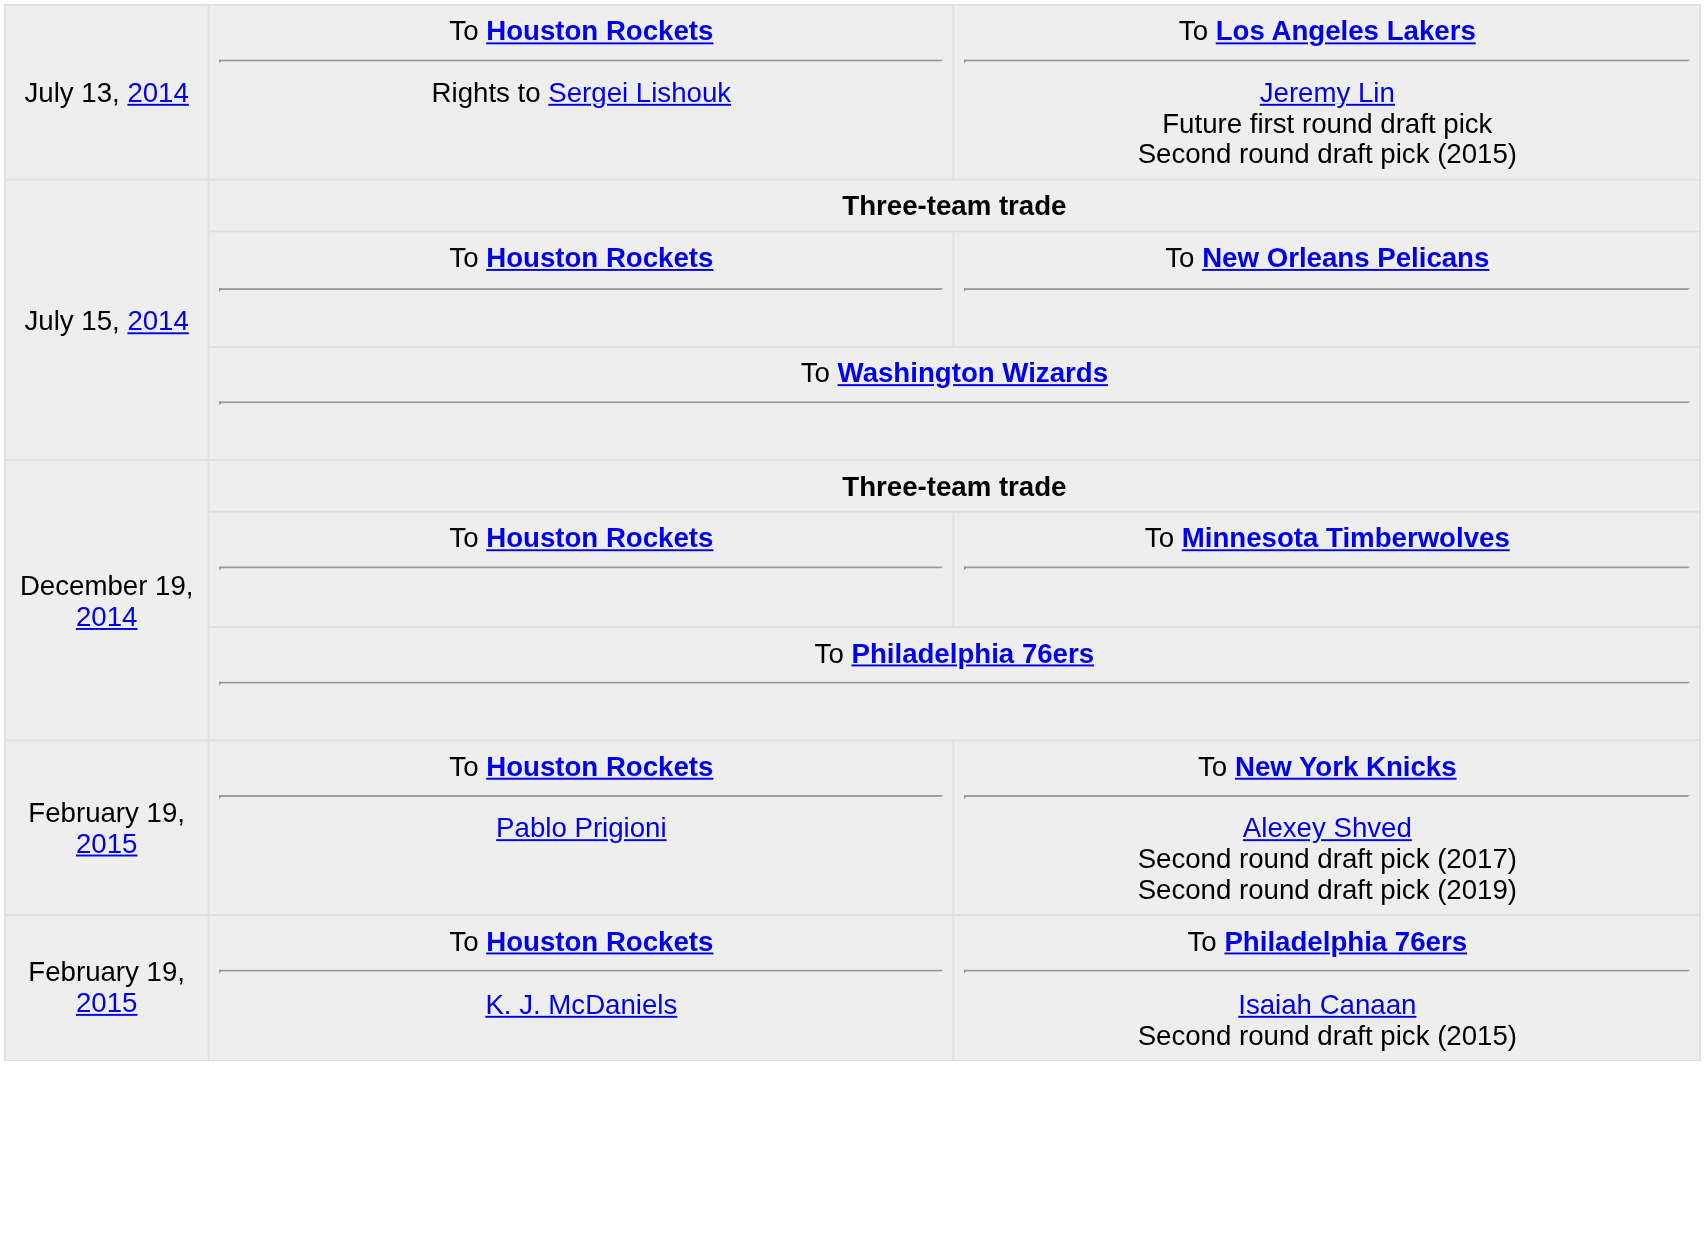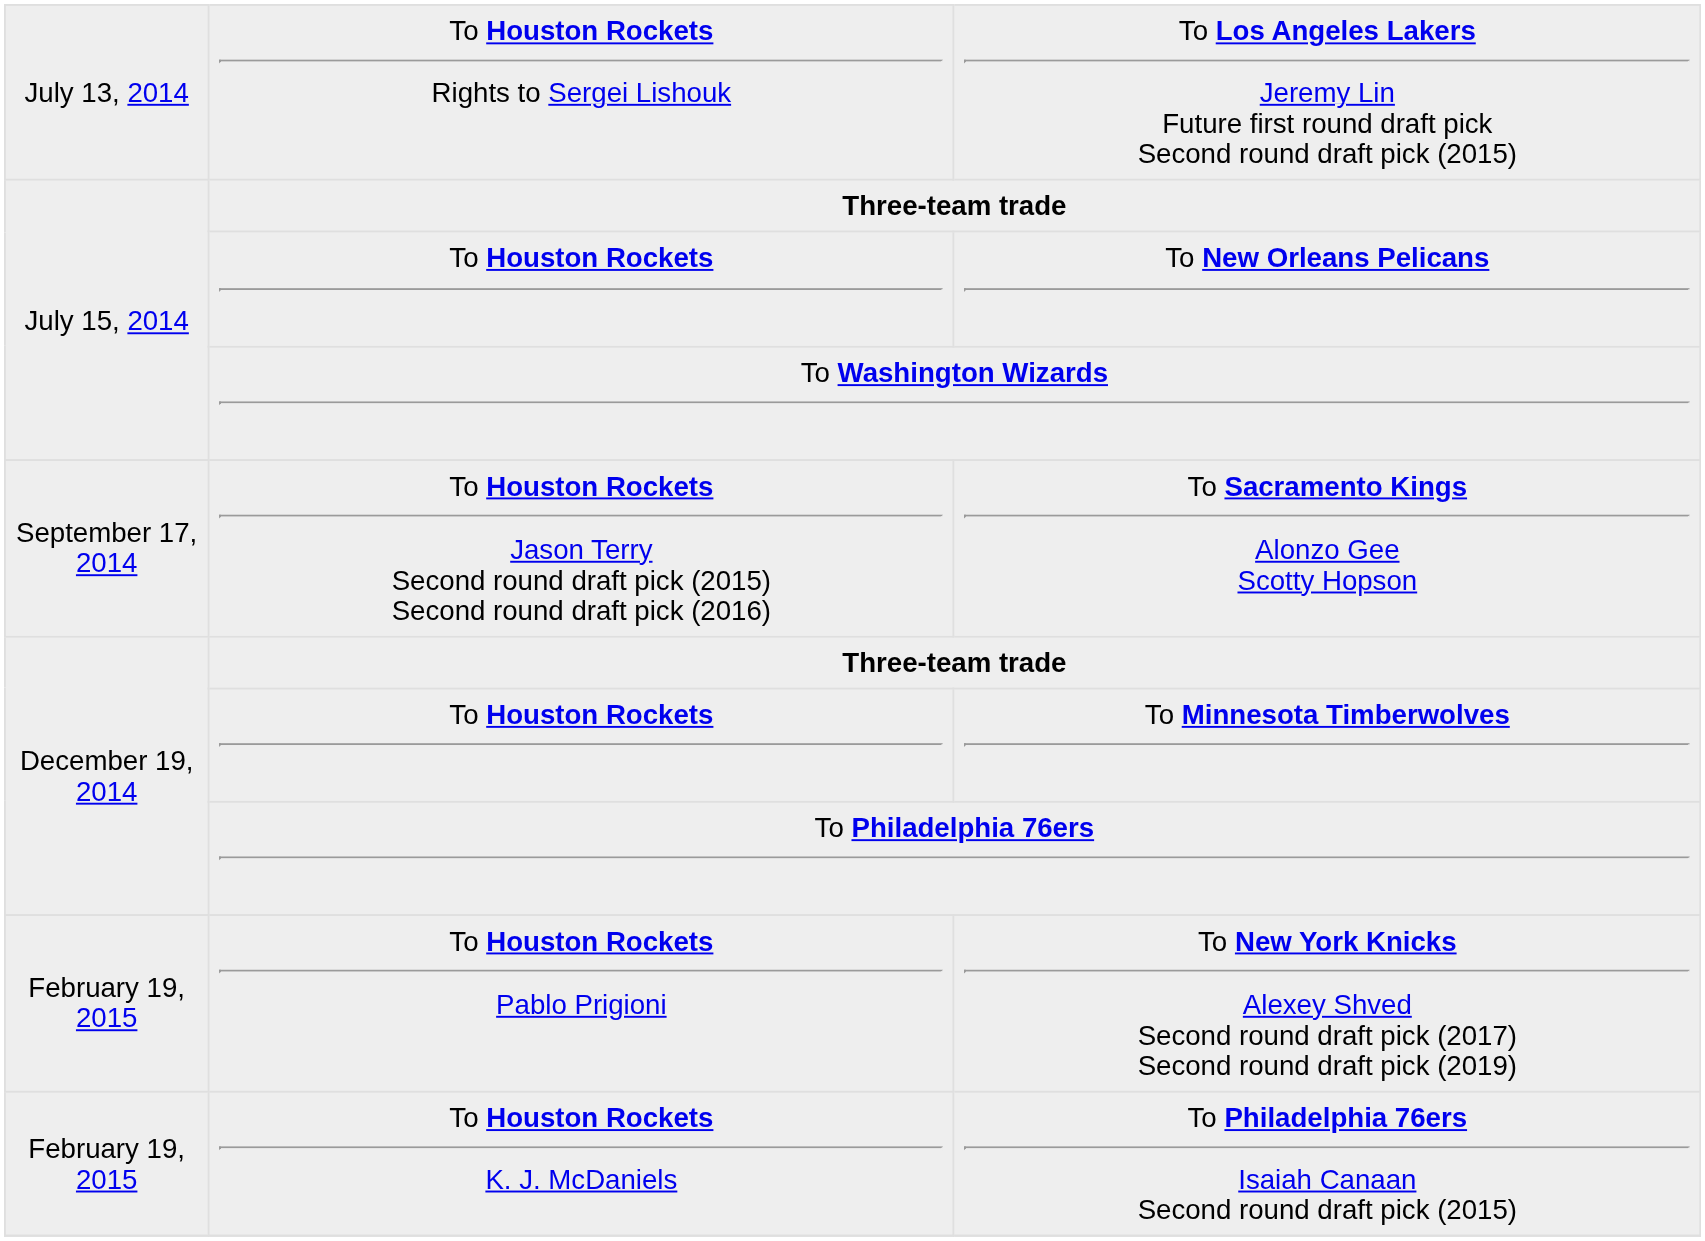+ row: (107, 548)
